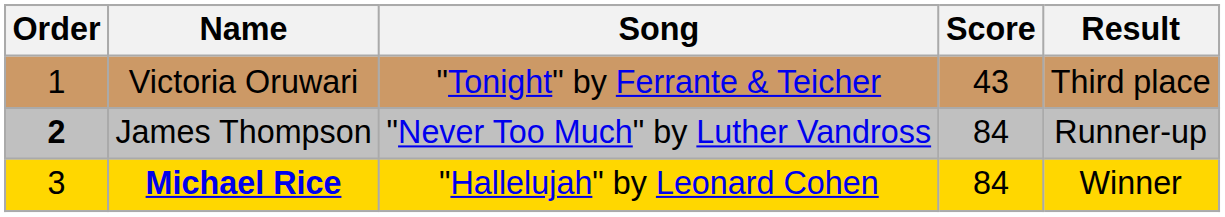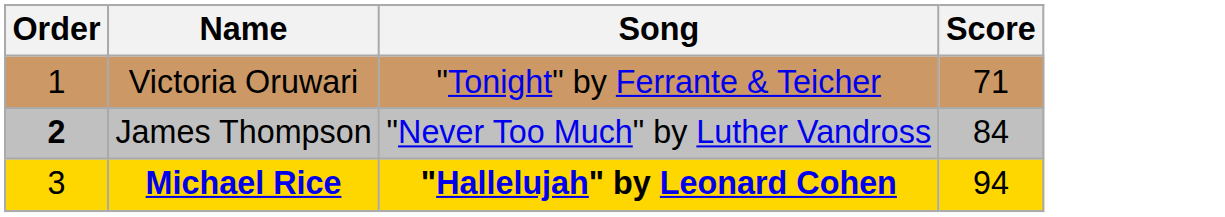- column: (1131, 30)
(991, 81) 43 -> (991, 81) 71
(659, 183) normal -> (659, 183) bold
(991, 183) 84 -> (991, 183) 94
